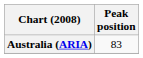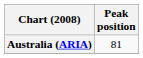(116, 44) 83 -> (116, 44) 81
